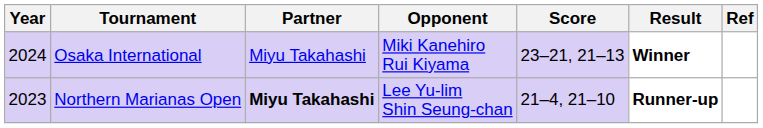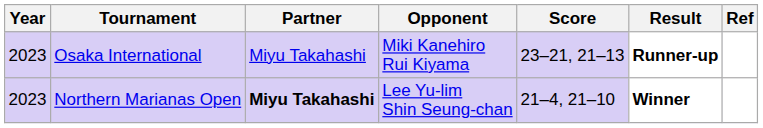(27, 55) 2024 -> (27, 55) 2023
(661, 55) Winner -> (675, 55) Runner-up
(675, 100) Runner-up -> (661, 100) Winner
